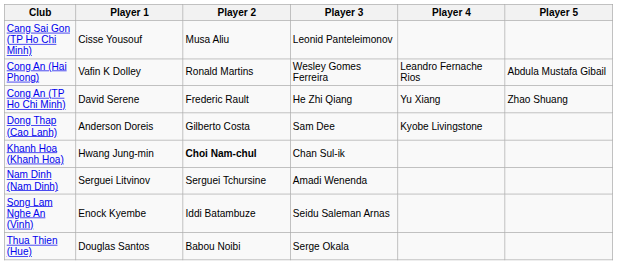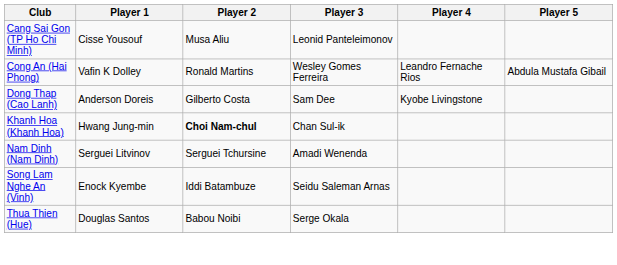- row: (36, 100)
